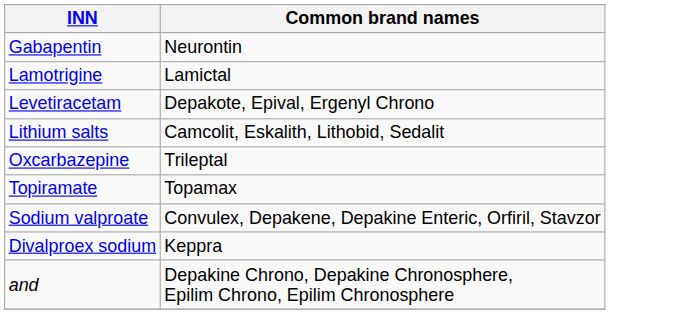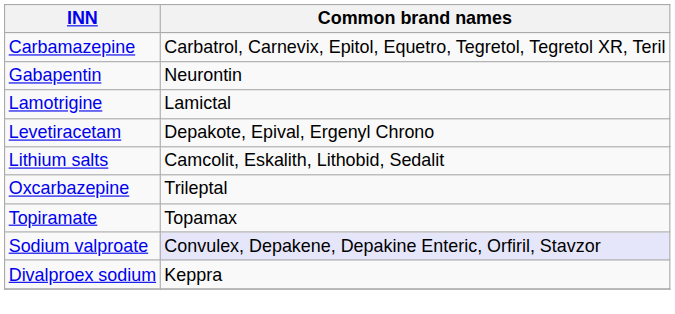+ row: (72, 47)
(382, 217) no background -> (382, 246) lavender background
- row: (24, 284)
